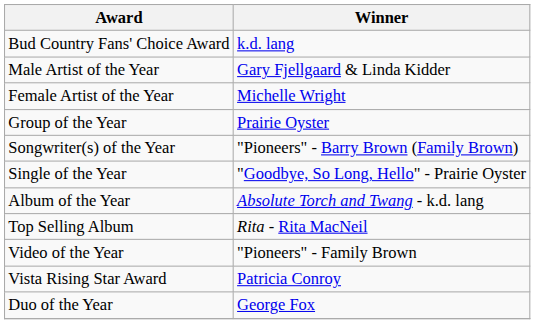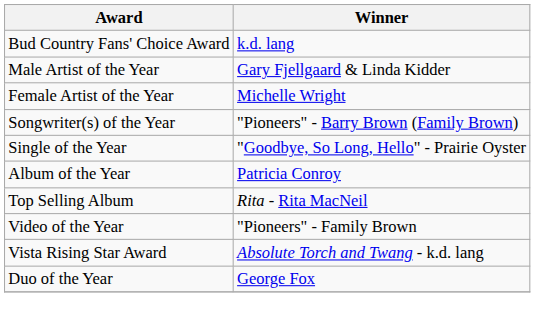- row: (67, 122)
(360, 200) Absolute Torch and Twang - k.d. lang -> (289, 174) Patricia Conroy
(289, 278) Patricia Conroy -> (360, 252) Absolute Torch and Twang - k.d. lang
